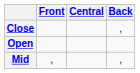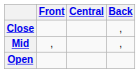rows swapped: (20, 60) <-> (20, 44)
